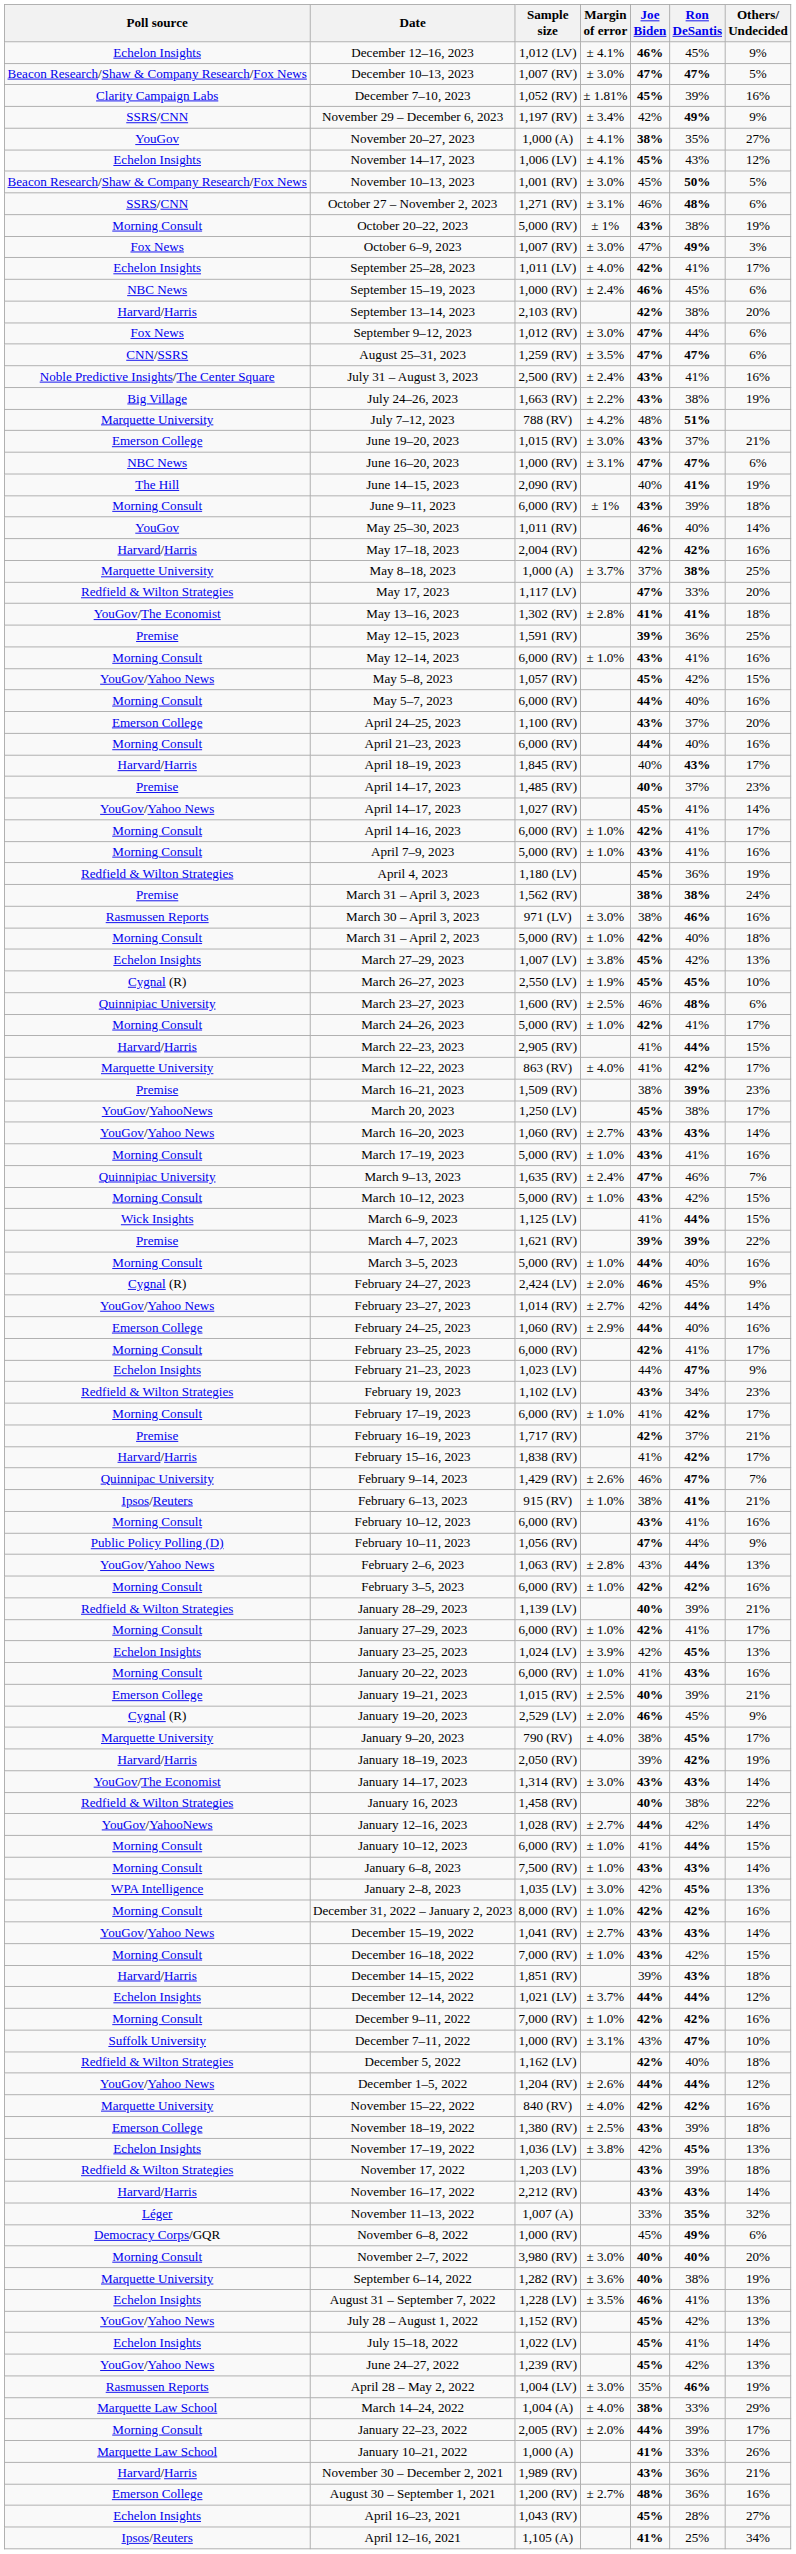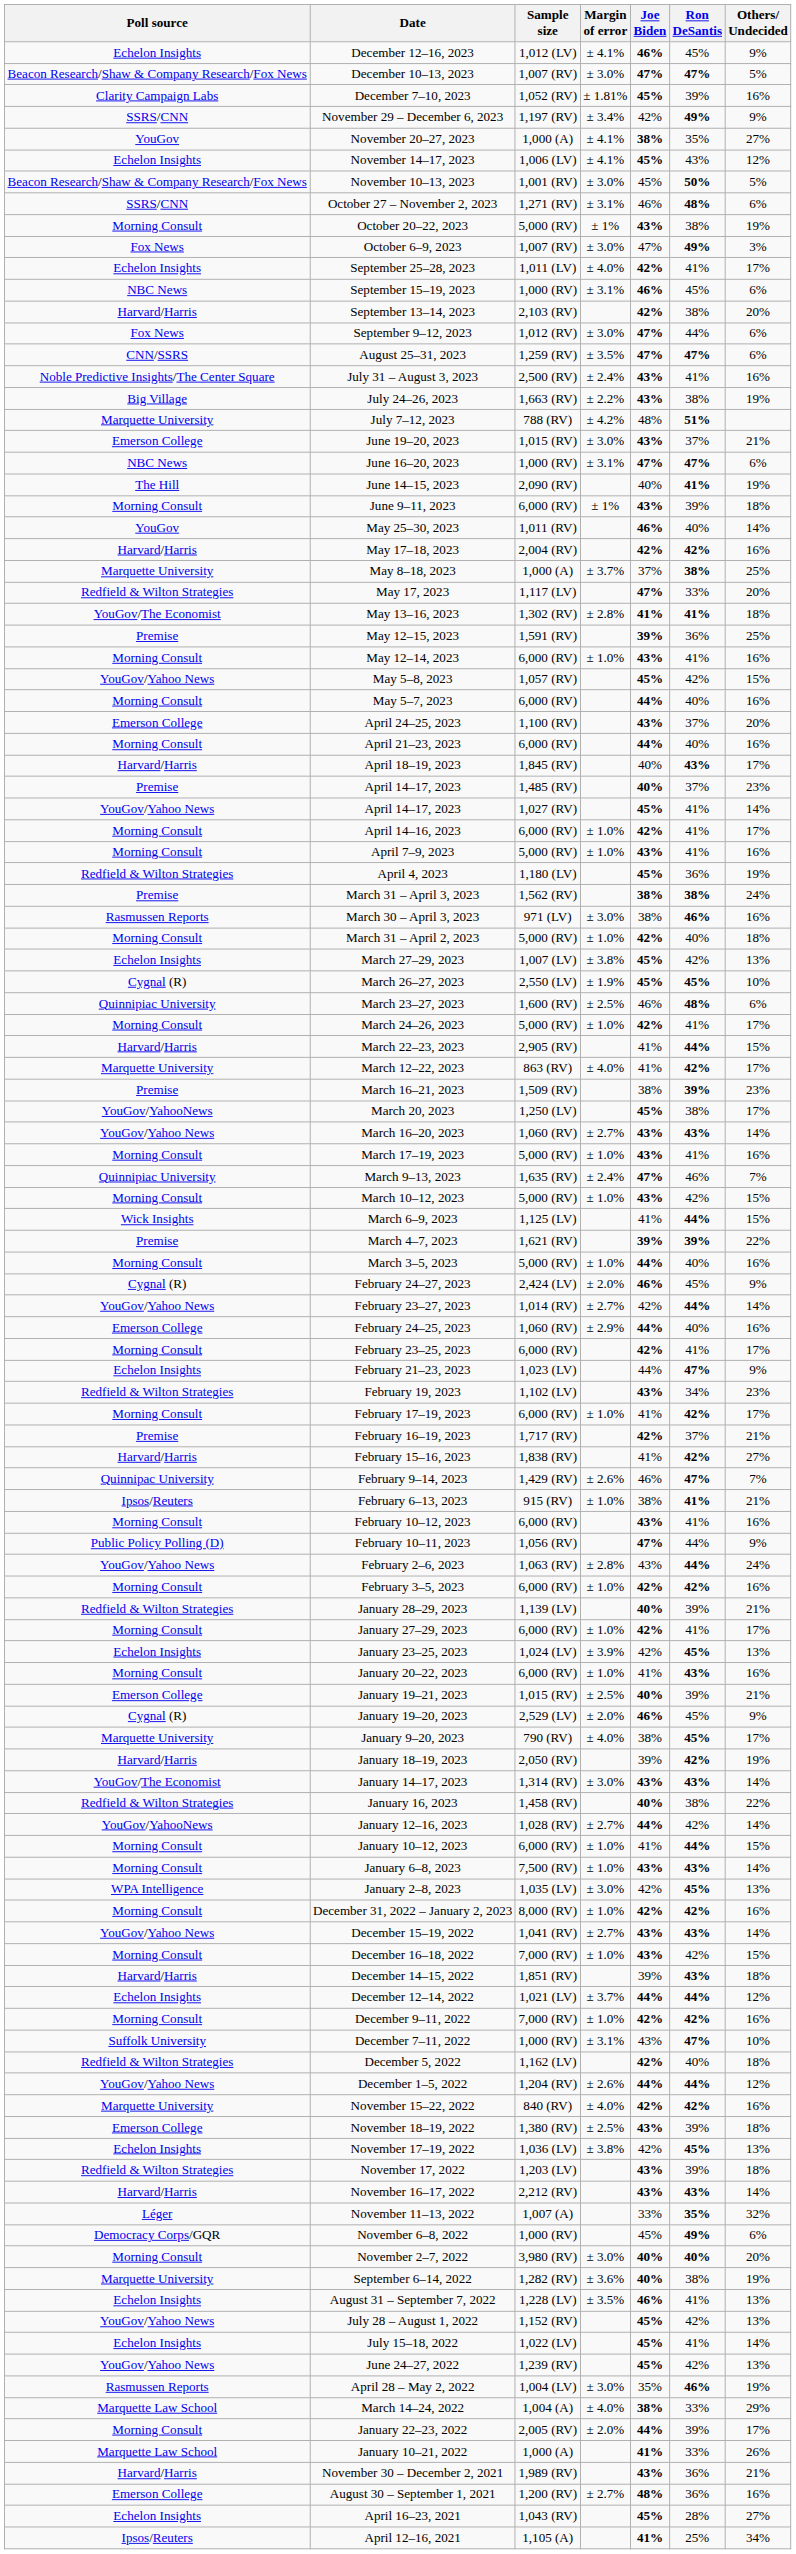(605, 290) ± 2.4% -> (605, 290) ± 3.1%
(758, 1457) 17% -> (758, 1457) 27%
(758, 1565) 13% -> (758, 1565) 24%
